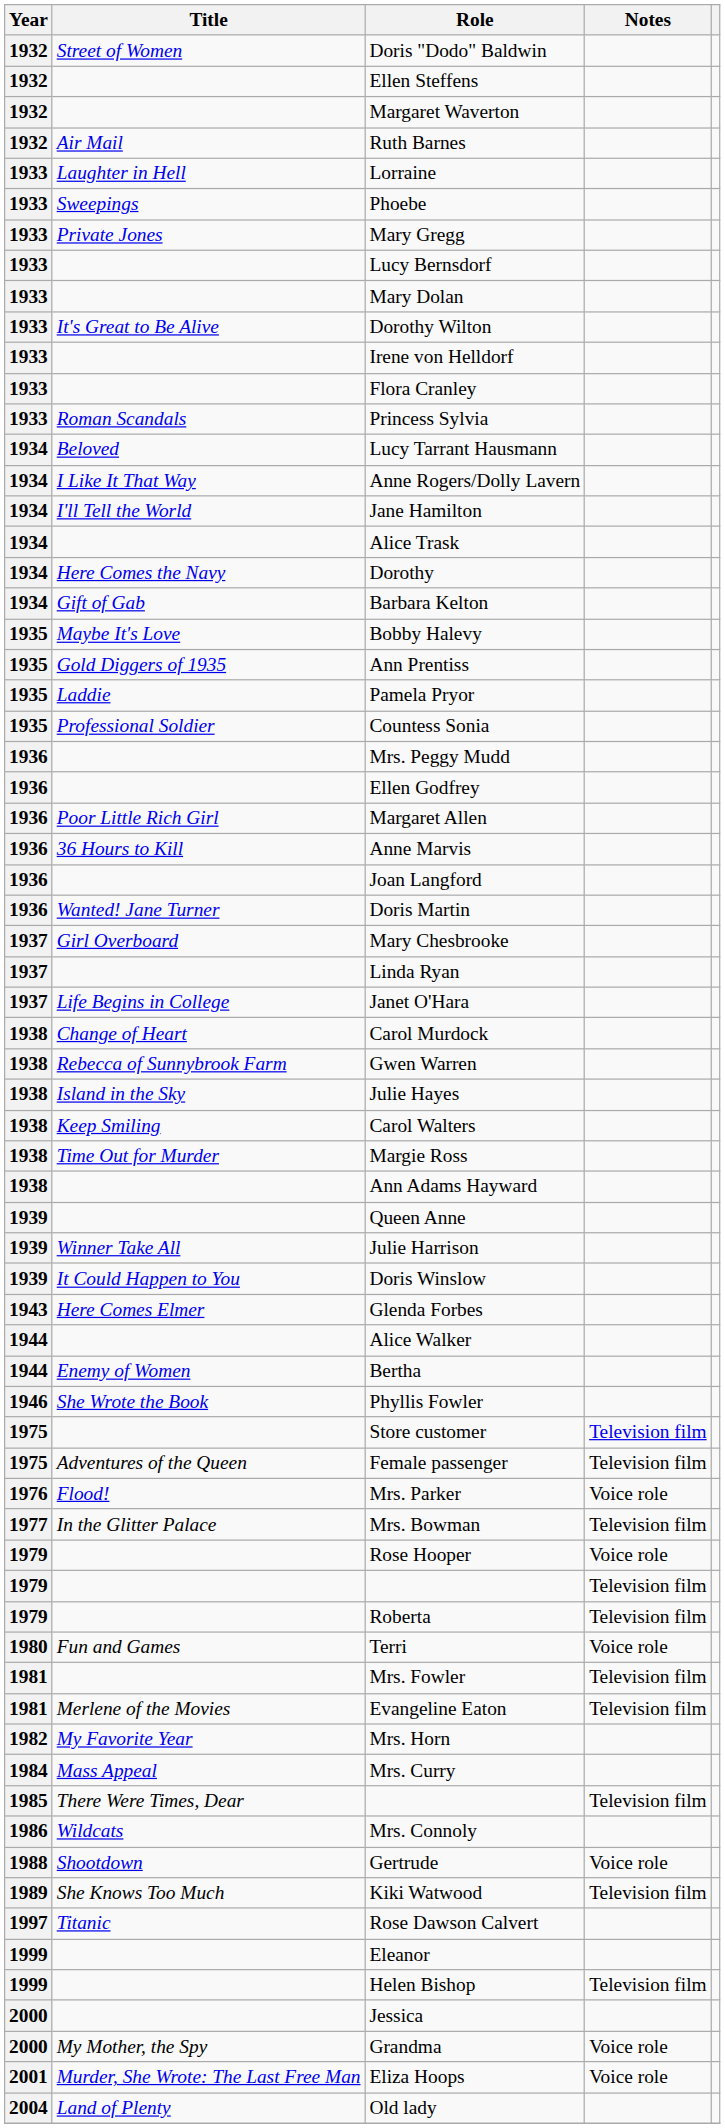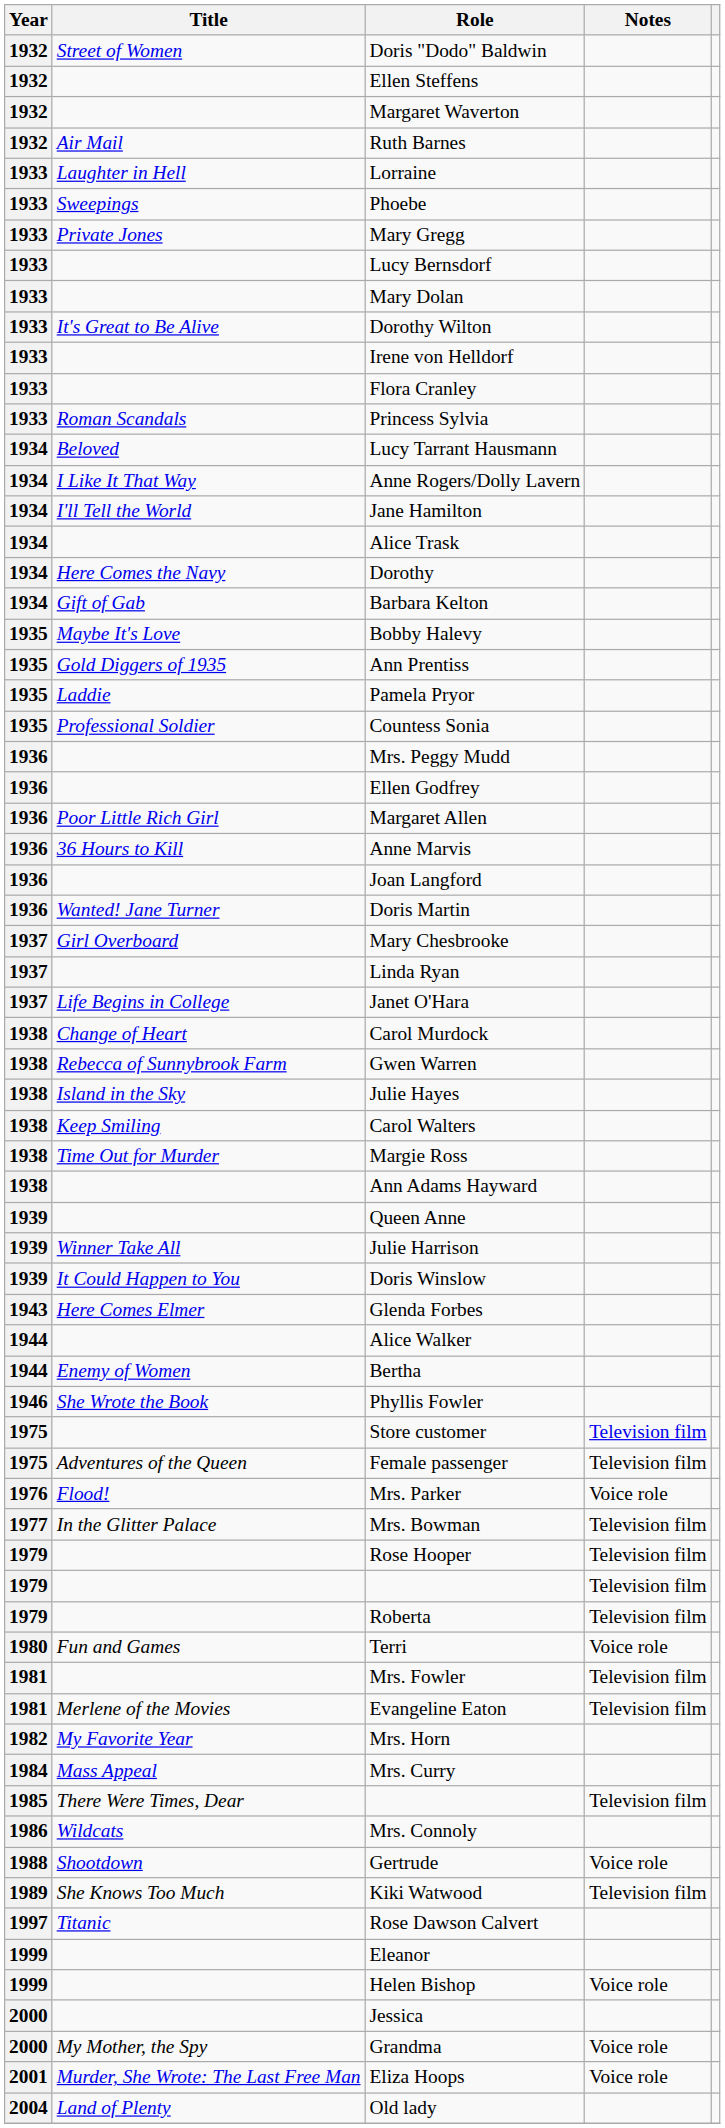(628, 1555) Voice role -> (648, 1555) Television film
(648, 1984) Television film -> (628, 1984) Voice role
